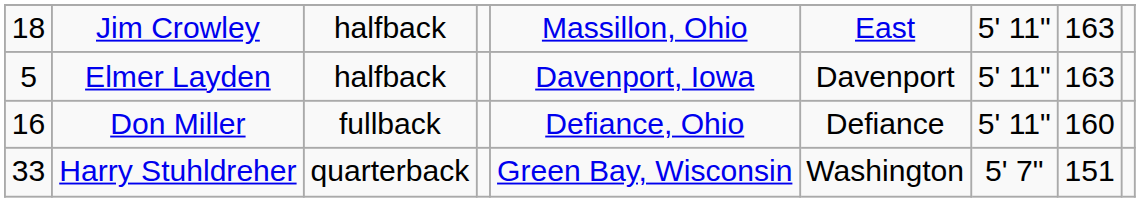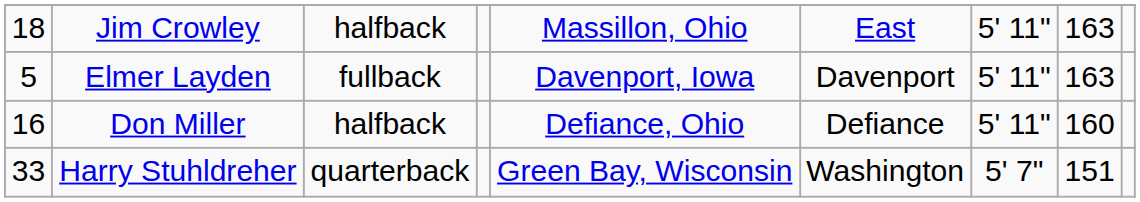(390, 76) halfback -> (390, 76) fullback
(390, 123) fullback -> (390, 123) halfback
